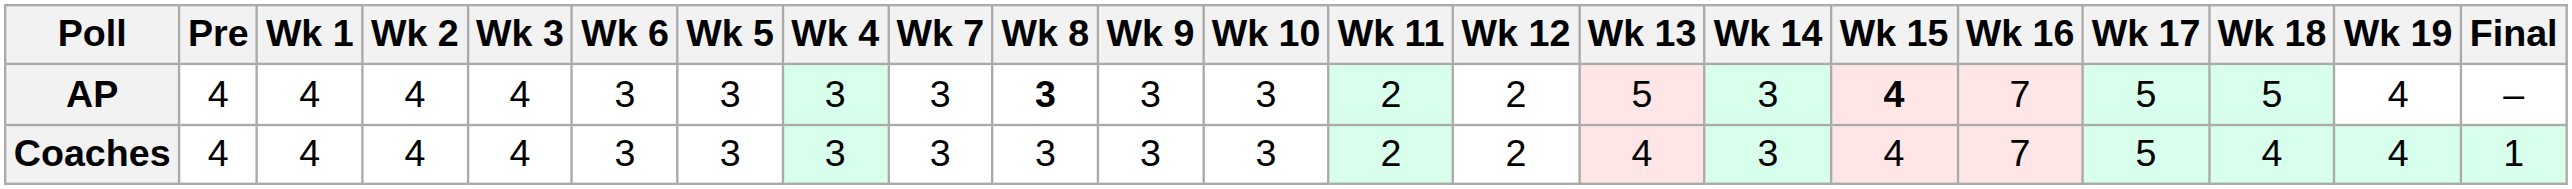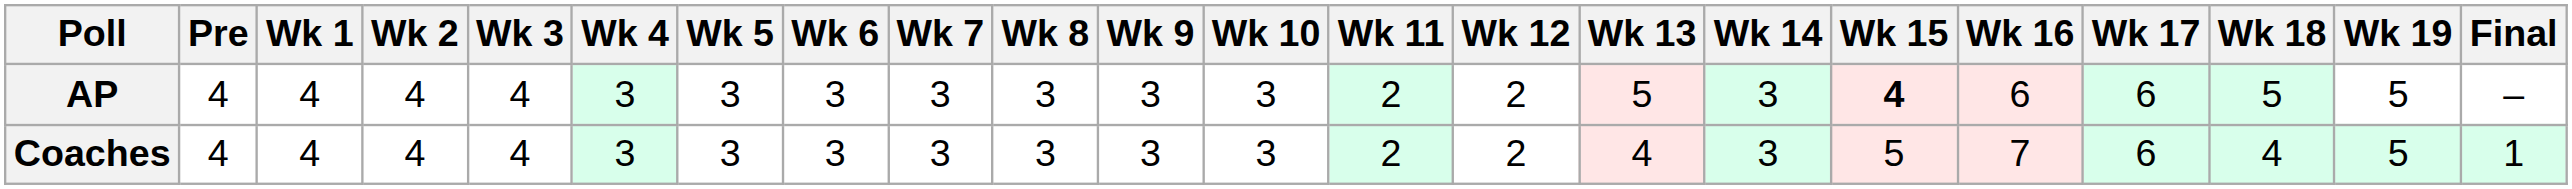columns swapped: (835, 34) <-> (625, 34)
(1045, 93) bold -> (1045, 93) normal
(2020, 93) 7 -> (2020, 93) 6
(2146, 93) 5 -> (2146, 93) 6
(2398, 93) 4 -> (2398, 93) 5
(1894, 153) 4 -> (1894, 153) 5
(2146, 153) 5 -> (2146, 153) 6
(2398, 153) 4 -> (2398, 153) 5
